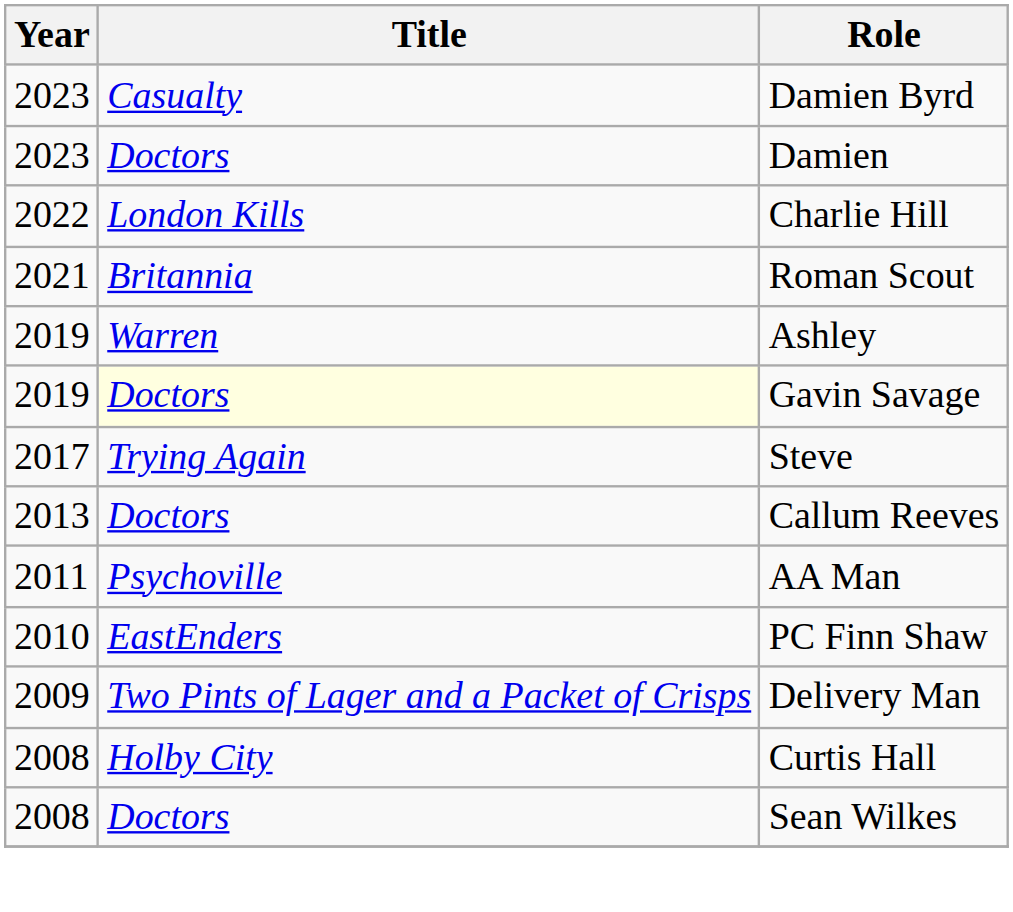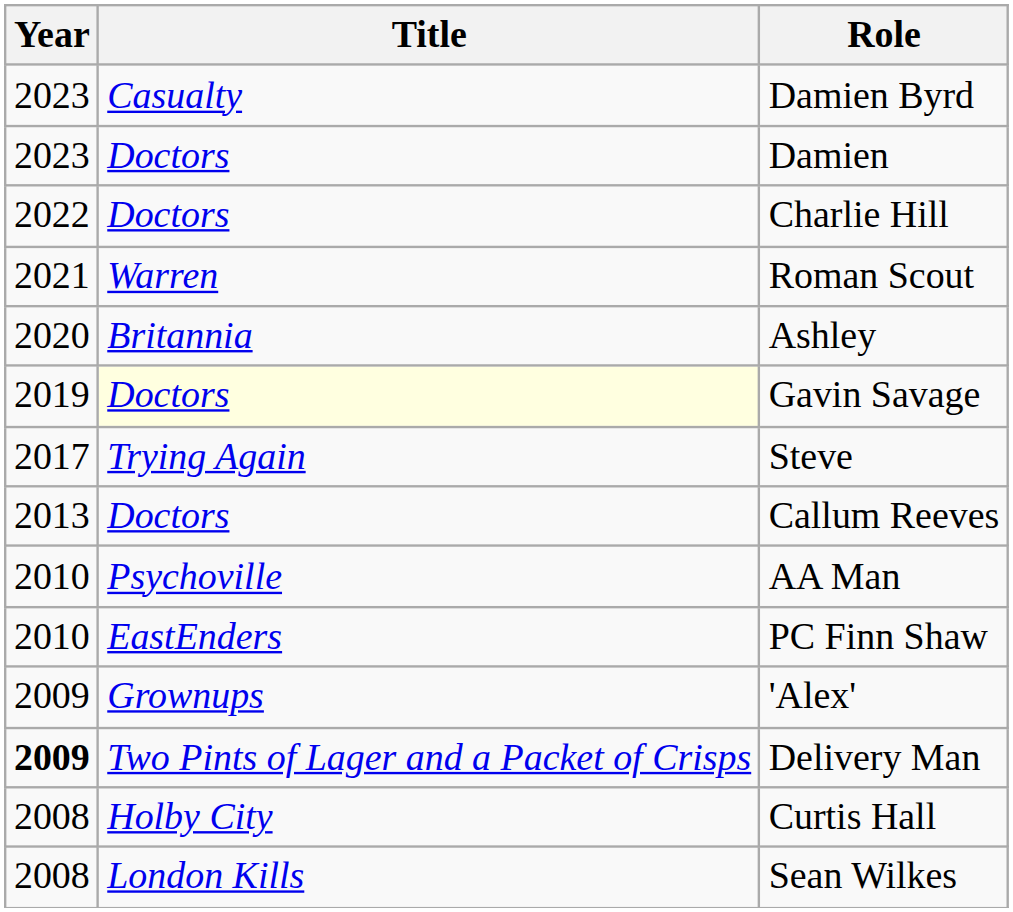(206, 214) London Kills -> (168, 214) Doctors
(180, 275) Britannia -> (163, 275) Warren
(52, 335) 2019 -> (52, 335) 2020
(163, 335) Warren -> (180, 335) Britannia
(51, 575) 2011 -> (52, 575) 2010
+ row: (812, 696)
(52, 696) normal -> (52, 756) bold
(168, 816) Doctors -> (206, 876) London Kills
